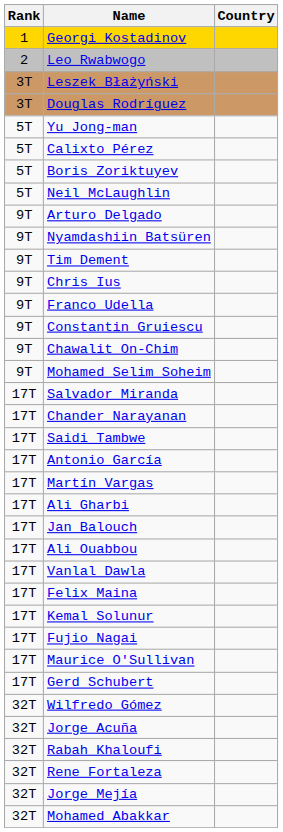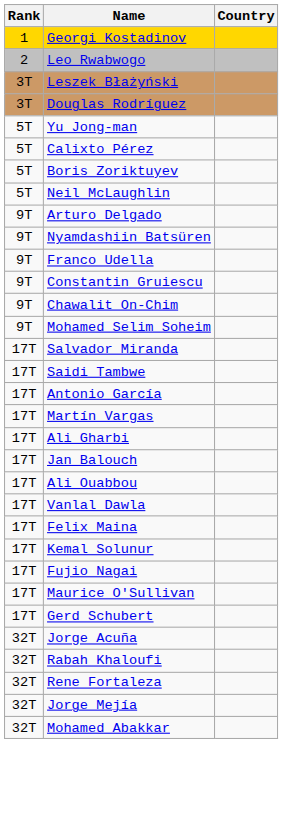- row: (88, 260)
- row: (84, 283)
- row: (117, 416)
- row: (104, 705)
